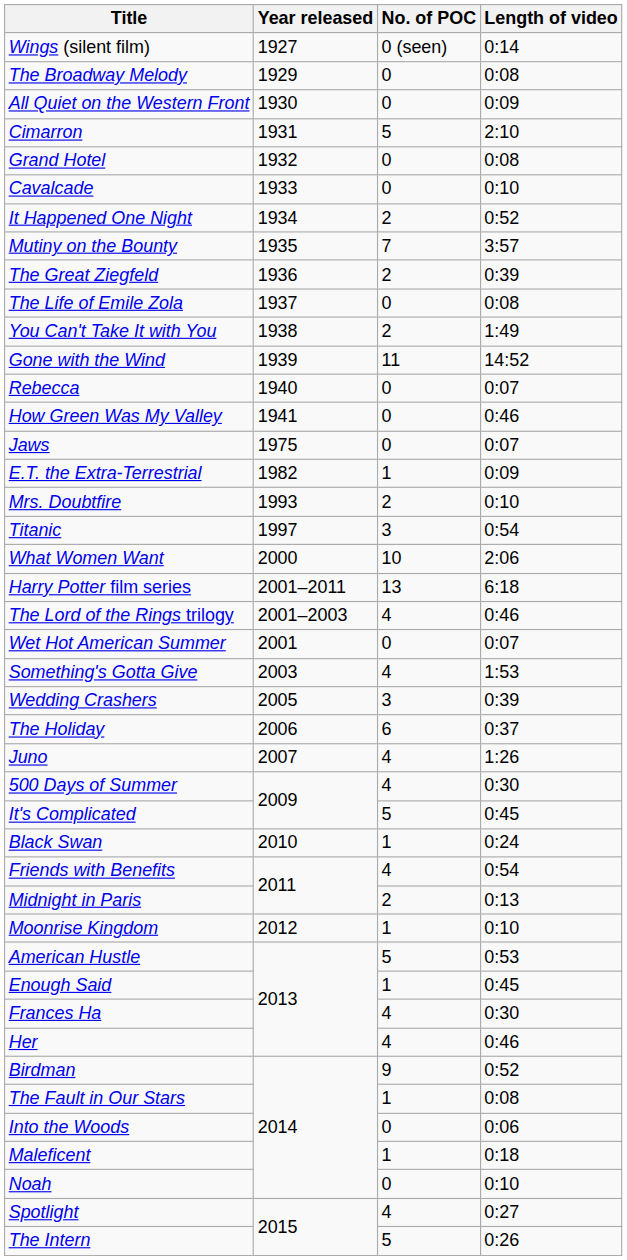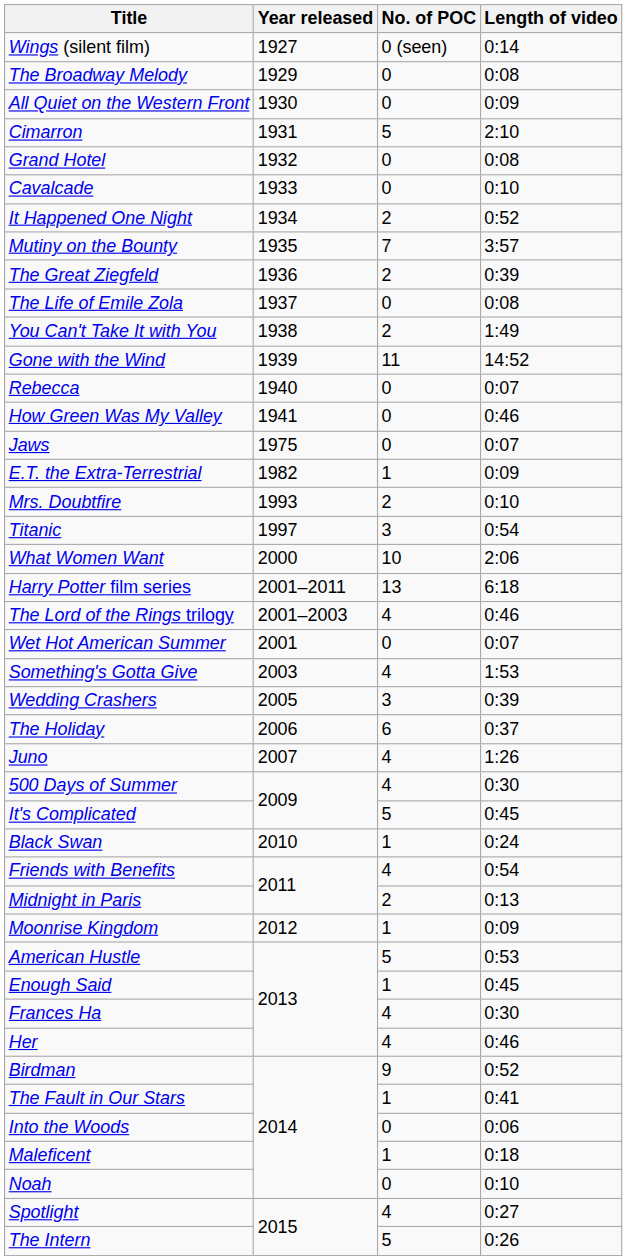(502, 928) 0:10 -> (502, 928) 0:09
(502, 1098) 0:08 -> (502, 1098) 0:41
